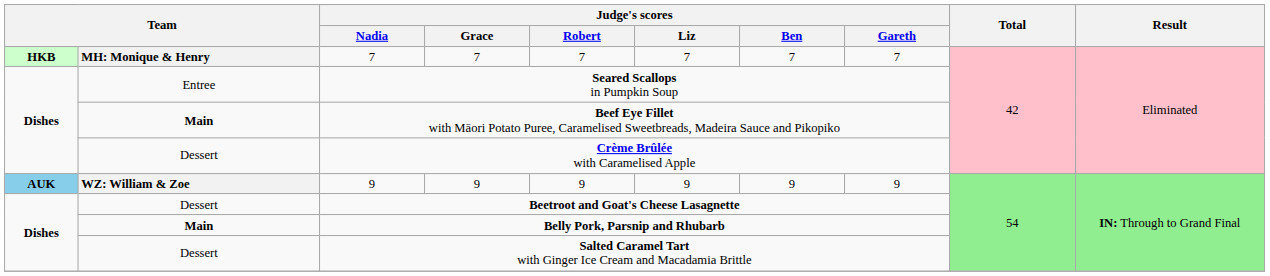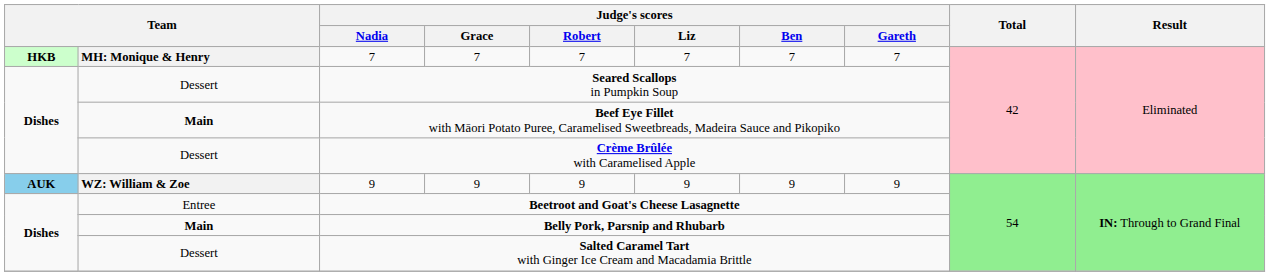(199, 85) Entree -> (199, 85) Dessert
(199, 204) Dessert -> (199, 204) Entree
